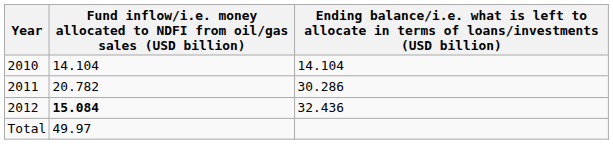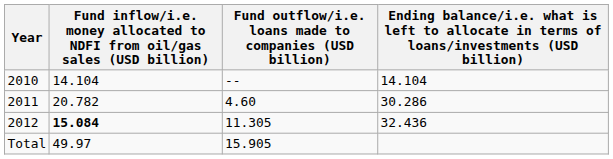+ column: (300, 37)
